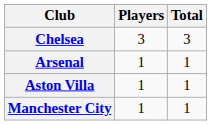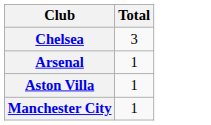- column: (141, 16)
